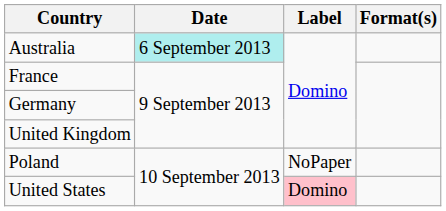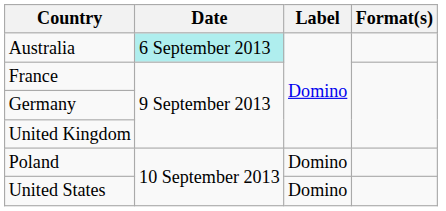(320, 162) NoPaper -> (318, 162) Domino
(318, 190) pink background -> (318, 190) no background
